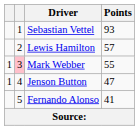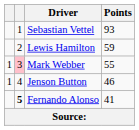(109, 47) 57 -> (109, 47) 59
(109, 81) 47 -> (109, 81) 46
(20, 99) normal -> (20, 99) bold
